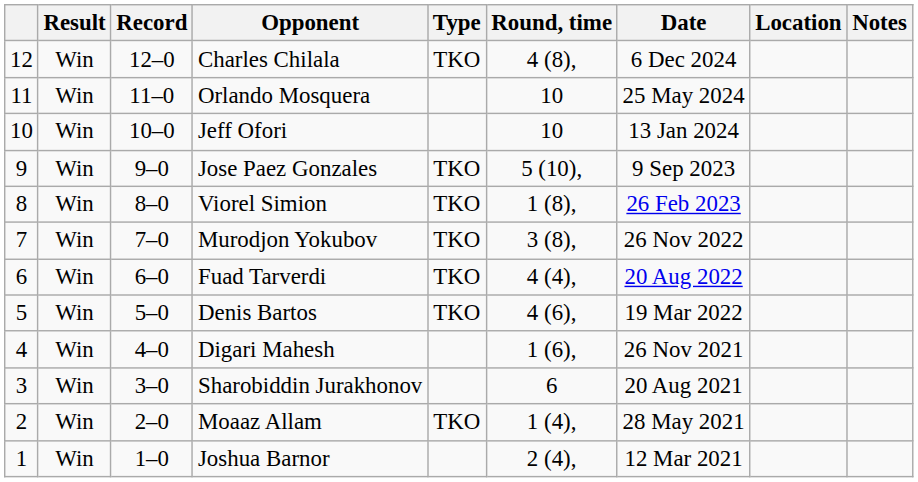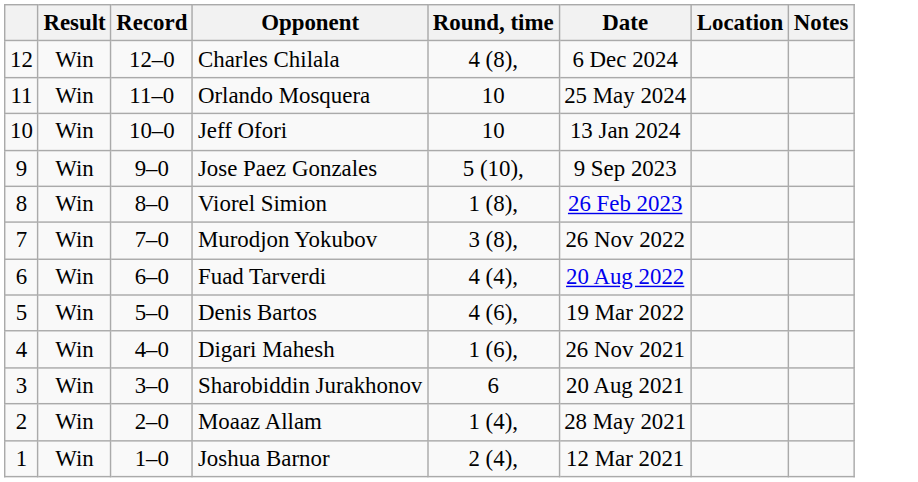- column: (457, 22)
